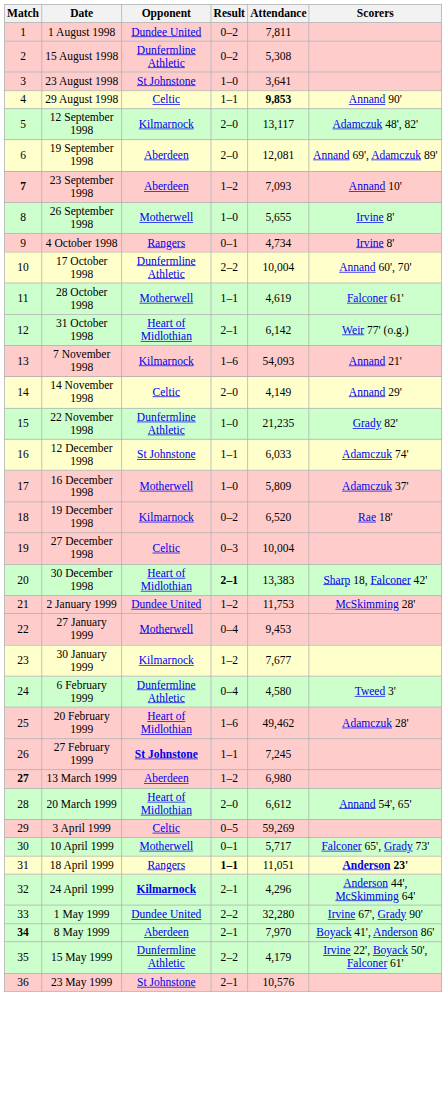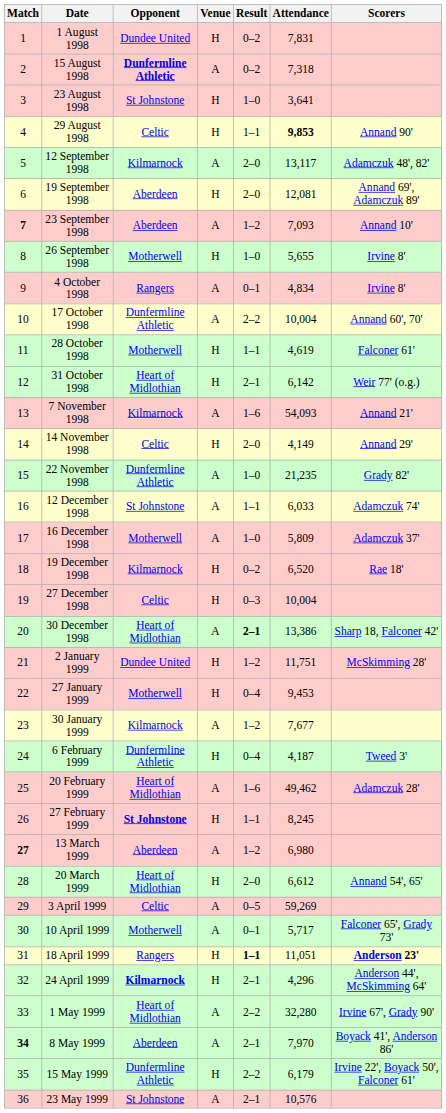+ column: (215, 13)
(278, 31) 7,811 -> (301, 38) 7,831
(166, 56) normal -> (155, 69) bold
(278, 56) 5,308 -> (301, 69) 7,318
(278, 242) 4,734 -> (301, 288) 4,834
(278, 579) 13,383 -> (301, 631) 13,386
(278, 604) 11,753 -> (301, 662) 11,751
(278, 691) 4,580 -> (301, 756) 4,187
(278, 754) 7,245 -> (301, 819) 8,245
(166, 914) Dundee United -> (155, 1011) Heart of Midlothian
(278, 957) 4,179 -> (301, 1074) 6,179
